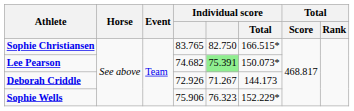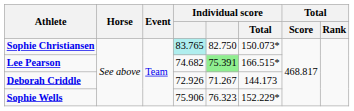(190, 47) no background -> (190, 47) paleturquoise background
(260, 47) 166.515* -> (260, 47) 150.073*
(260, 63) 150.073* -> (260, 63) 166.515*
